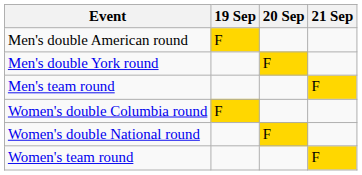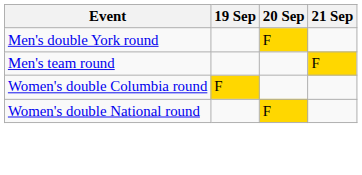- row: (98, 39)
- row: (71, 157)
